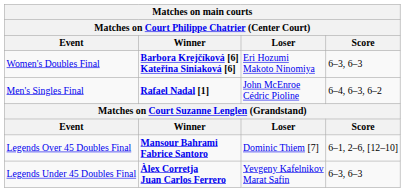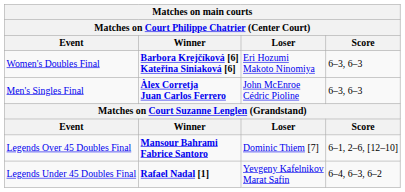(175, 90) Rafael Nadal [1] -> (183, 90) Àlex Corretja Juan Carlos Ferrero
(355, 90) 6–4, 6–3, 6–2 -> (345, 90) 6–3, 6–3
(183, 174) Àlex Corretja Juan Carlos Ferrero -> (175, 174) Rafael Nadal [1]
(345, 174) 6–3, 6–3 -> (355, 174) 6–4, 6–3, 6–2
